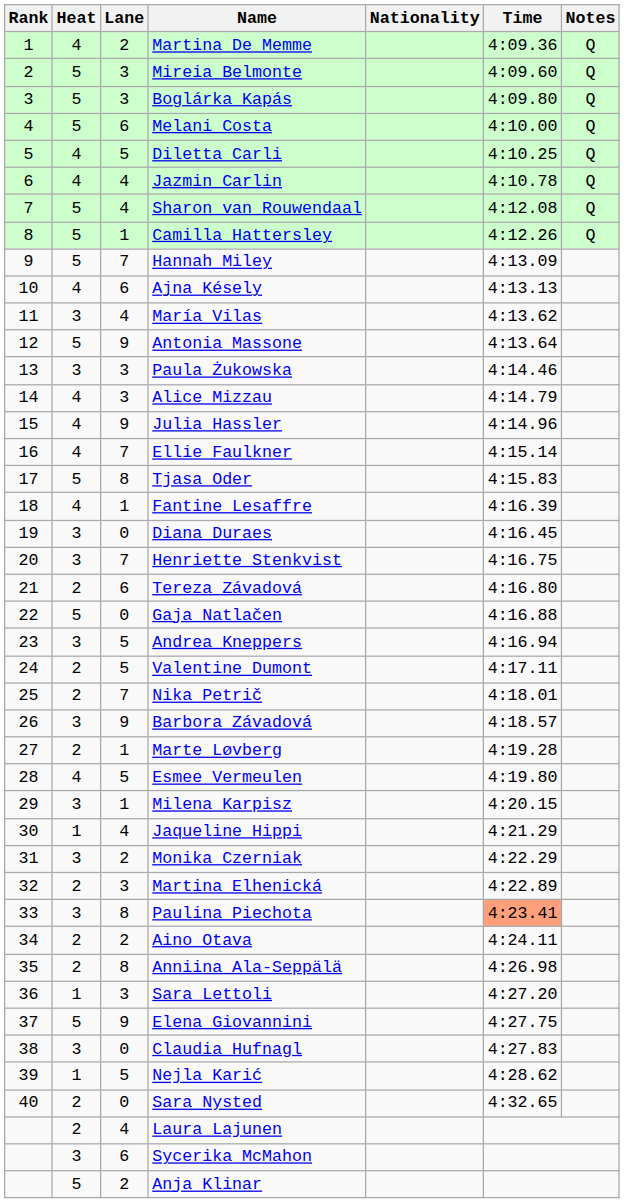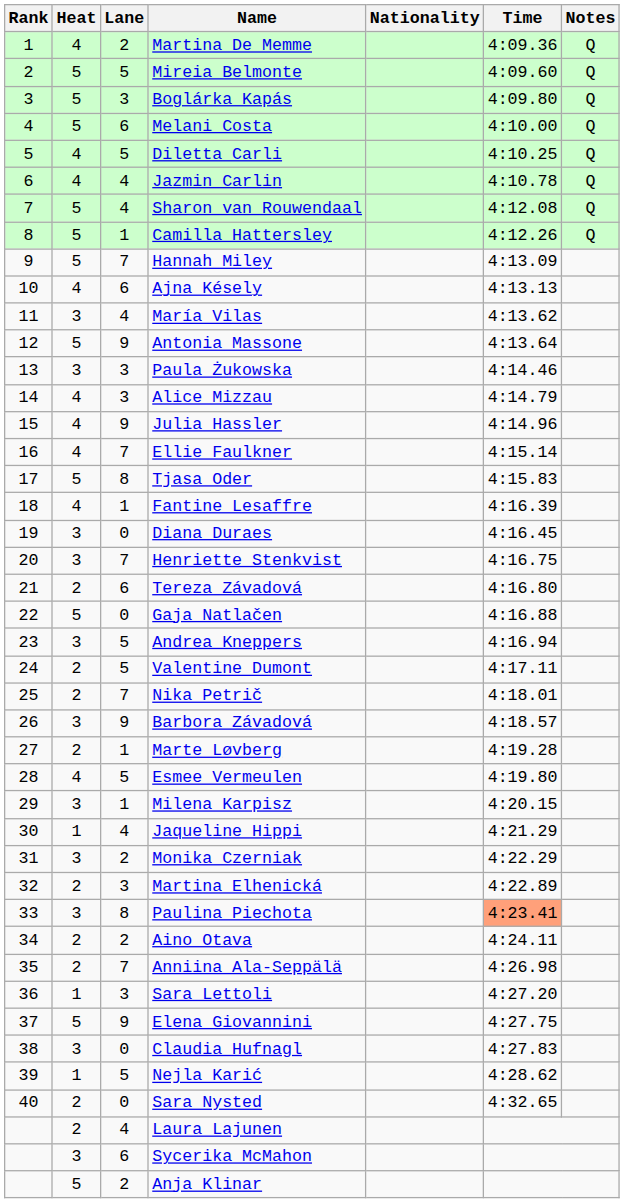(124, 72) 3 -> (124, 72) 5
(124, 967) 8 -> (124, 967) 7
